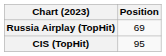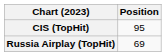rows swapped: (61, 43) <-> (61, 28)
